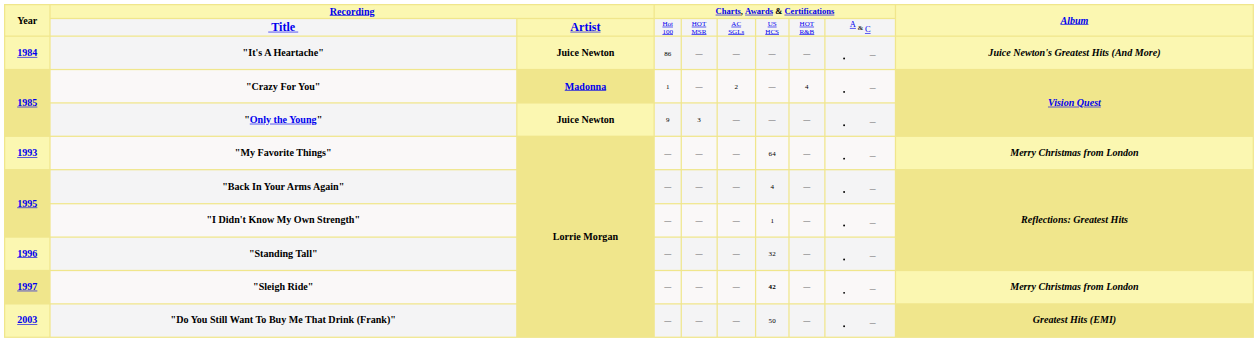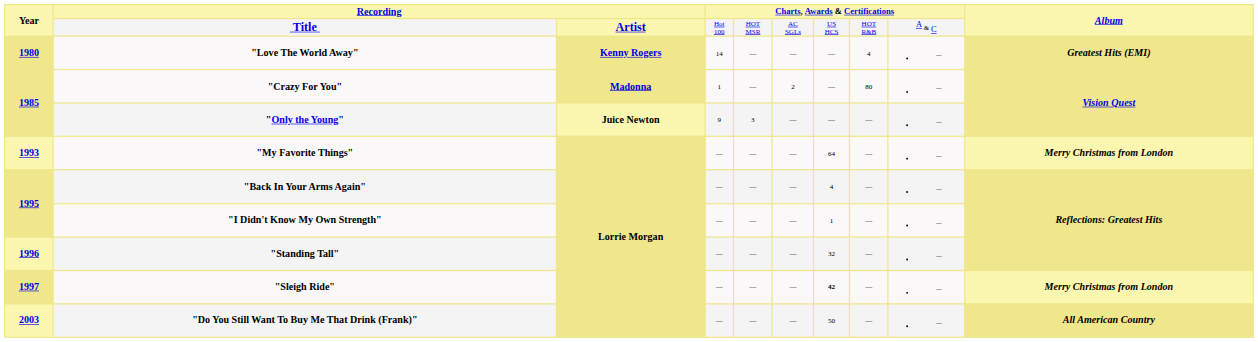+ row: (305, 53)
- row: (283, 53)
(807, 86) 4 -> (869, 86) 80
(1074, 320) Greatest Hits (EMI) -> (1109, 320) All American Country
